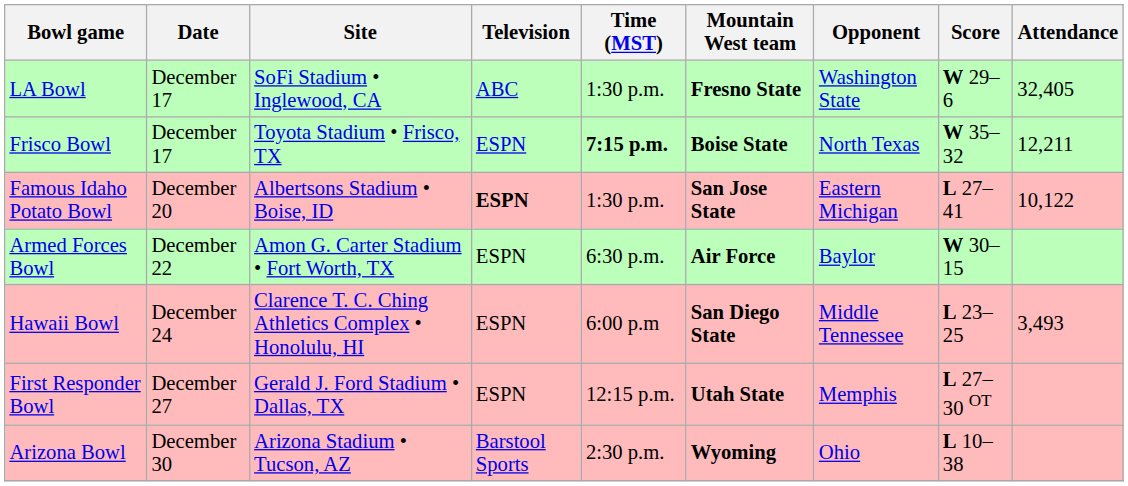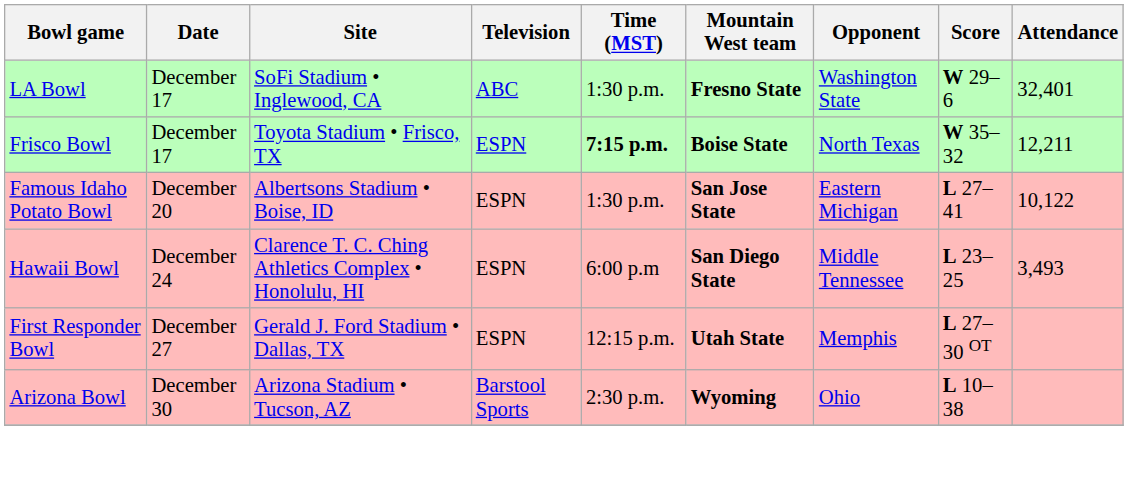(1046, 88) 32,405 -> (1046, 88) 32,401
(502, 200) bold -> (501, 200) normal
- row: (68, 256)
